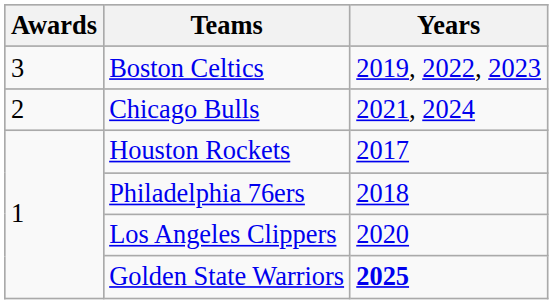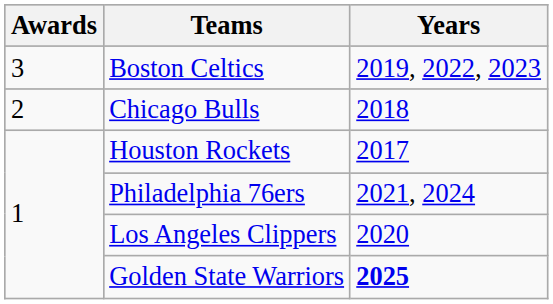(416, 109) 2021, 2024 -> (383, 109) 2018
(383, 192) 2018 -> (416, 192) 2021, 2024
